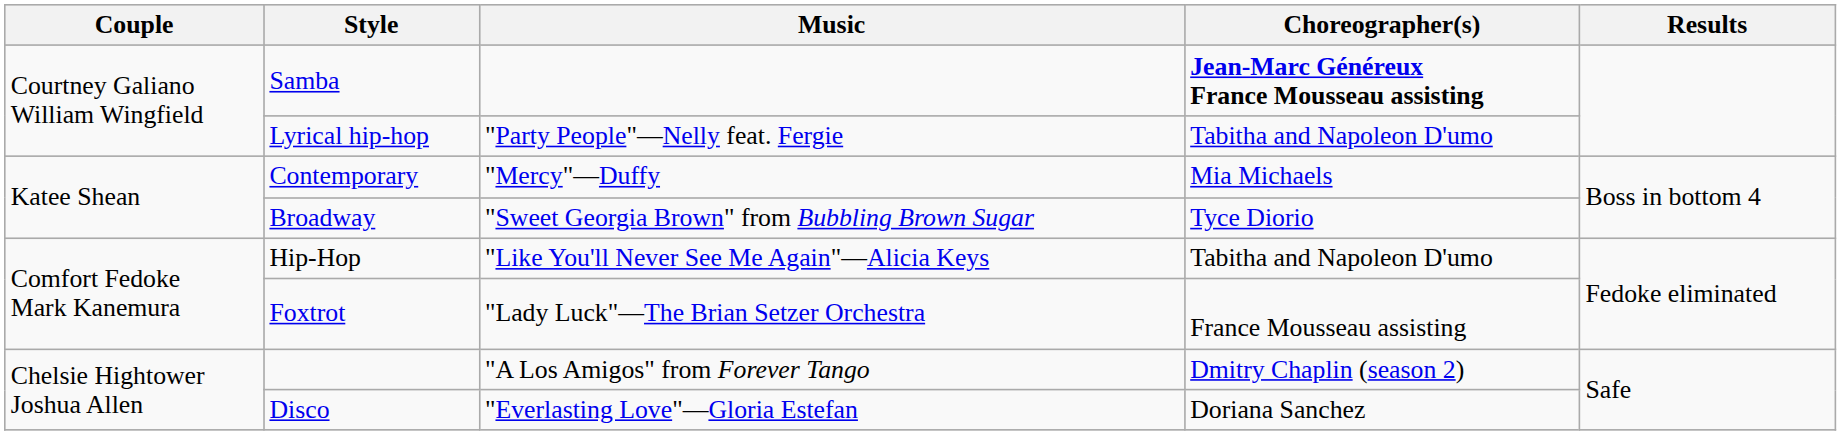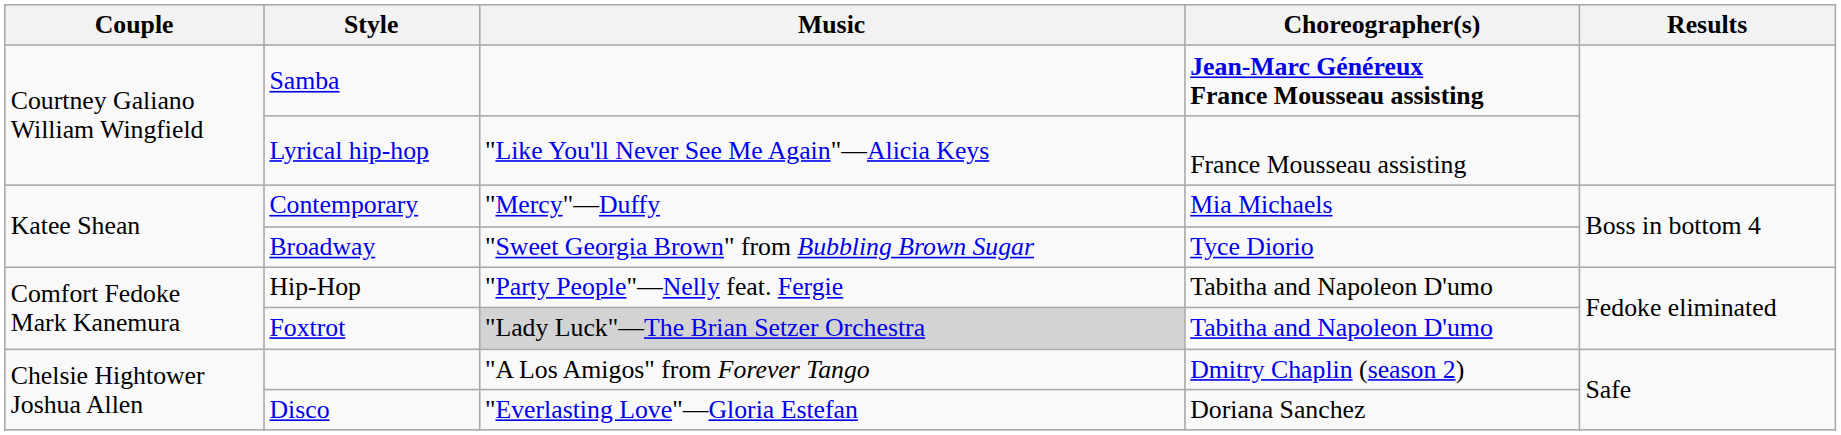(664, 135) "Party People"—Nelly feat. Fergie -> (737, 150) "Like You'll Never See Me Again"—Alicia Keys
(1341, 135) Tabitha and Napoleon D'umo -> (1328, 164) France Mousseau assisting
(737, 258) "Like You'll Never See Me Again"—Alicia Keys -> (664, 287) "Party People"—Nelly feat. Fergie
(705, 313) no background -> (705, 328) lightgrey background
(1328, 328) France Mousseau assisting -> (1341, 328) Tabitha and Napoleon D'umo
